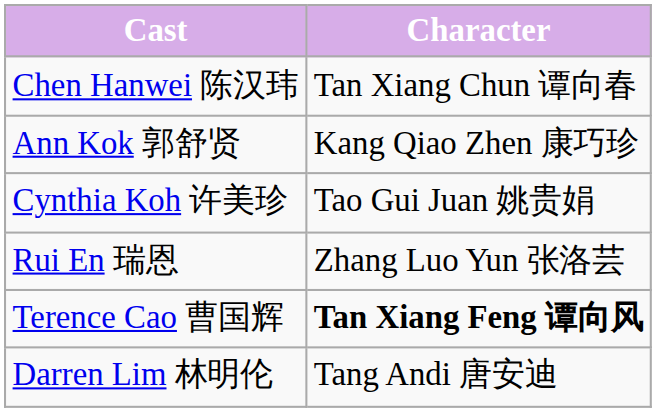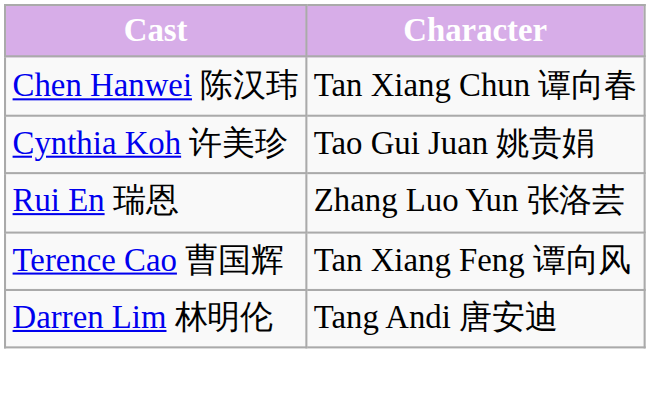- row: (126, 142)
(479, 317) bold -> (472, 259) normal
